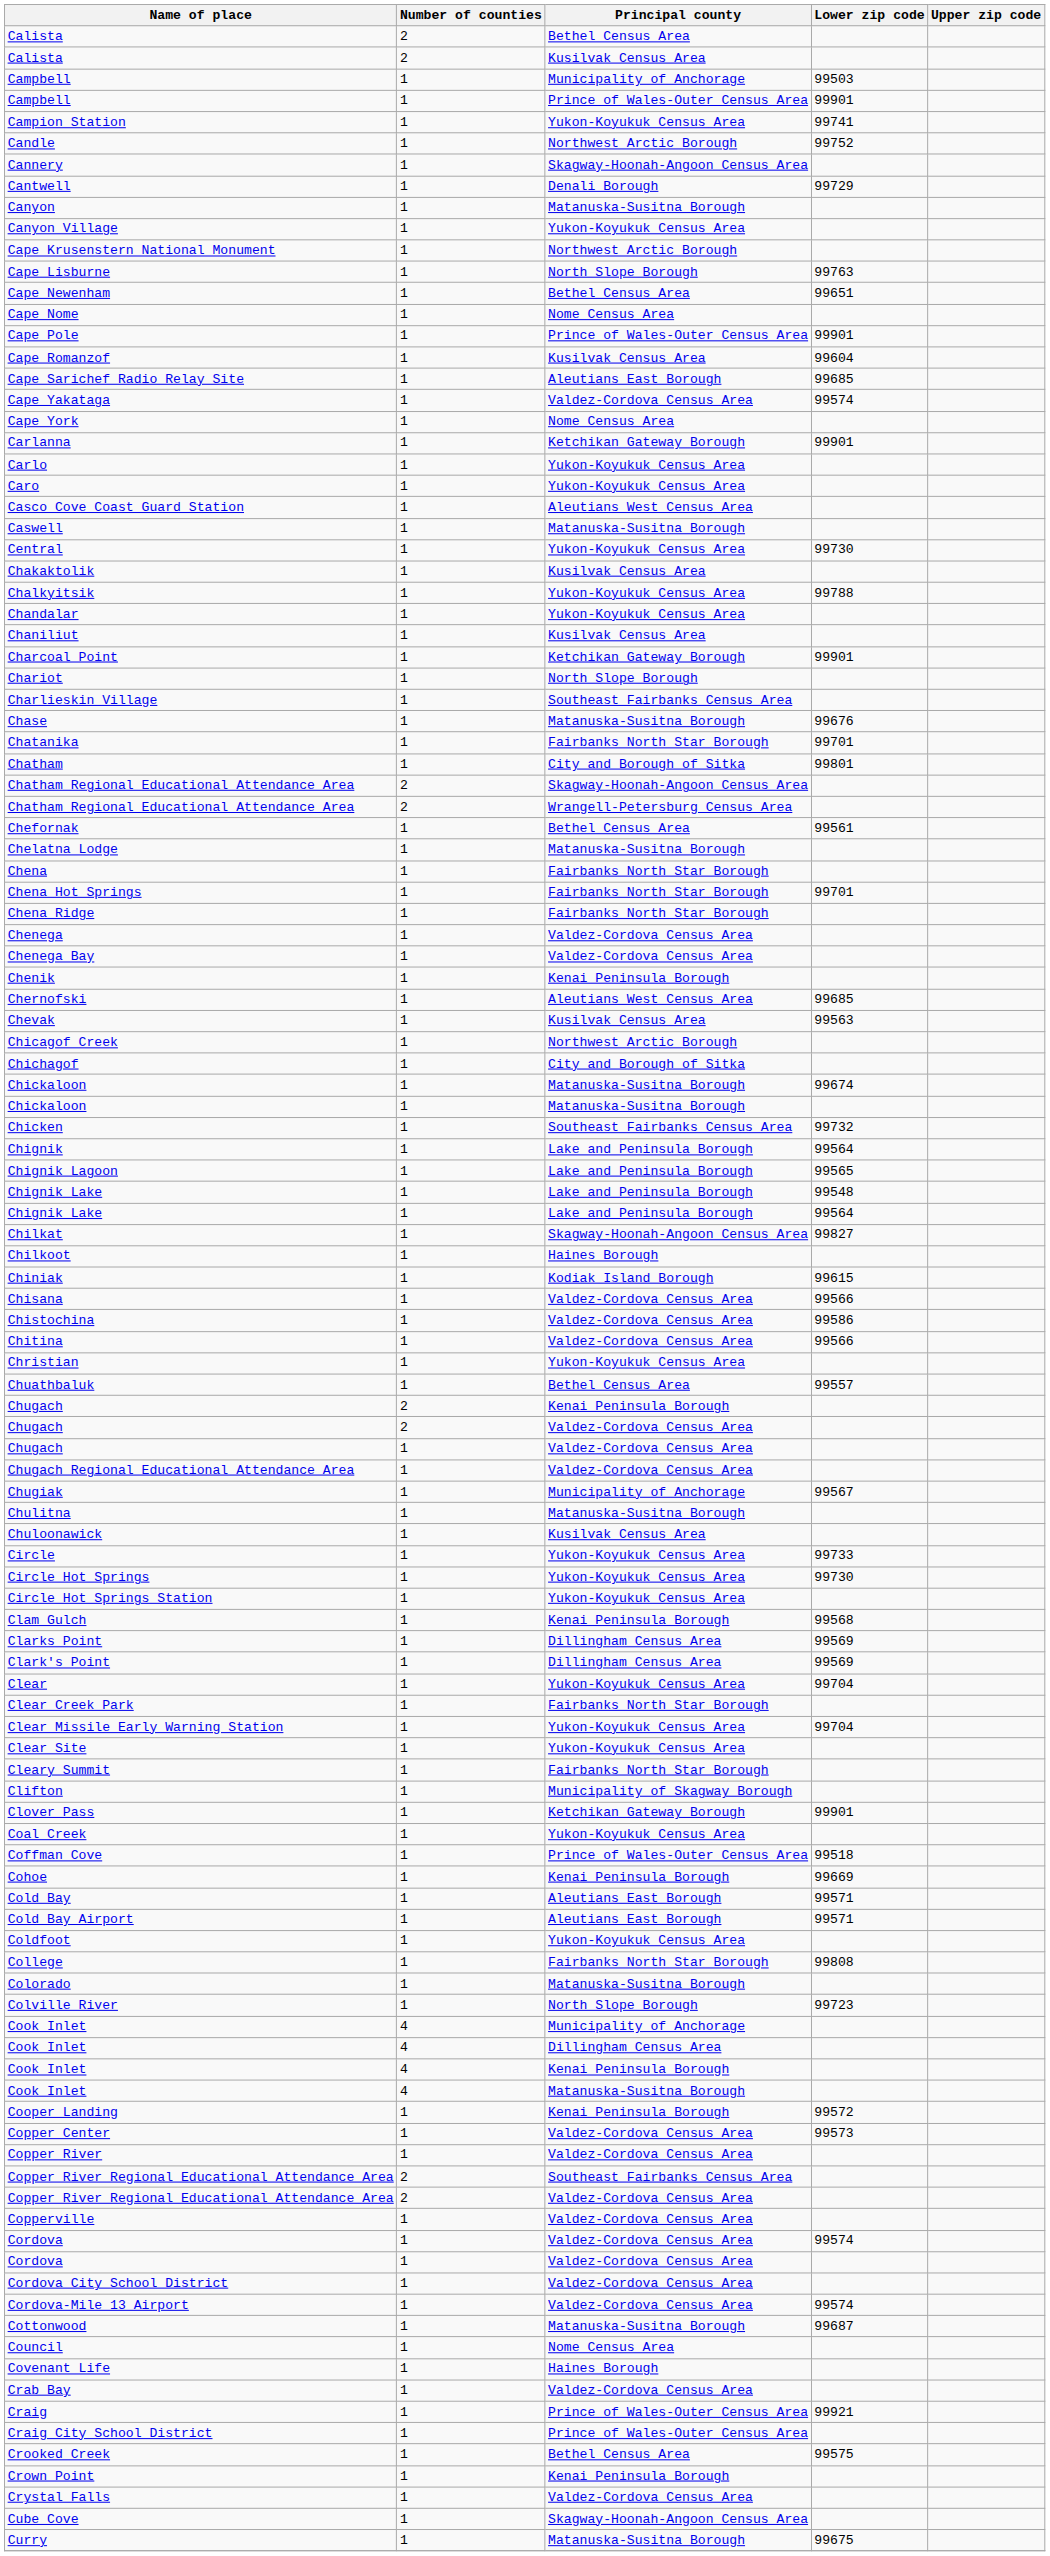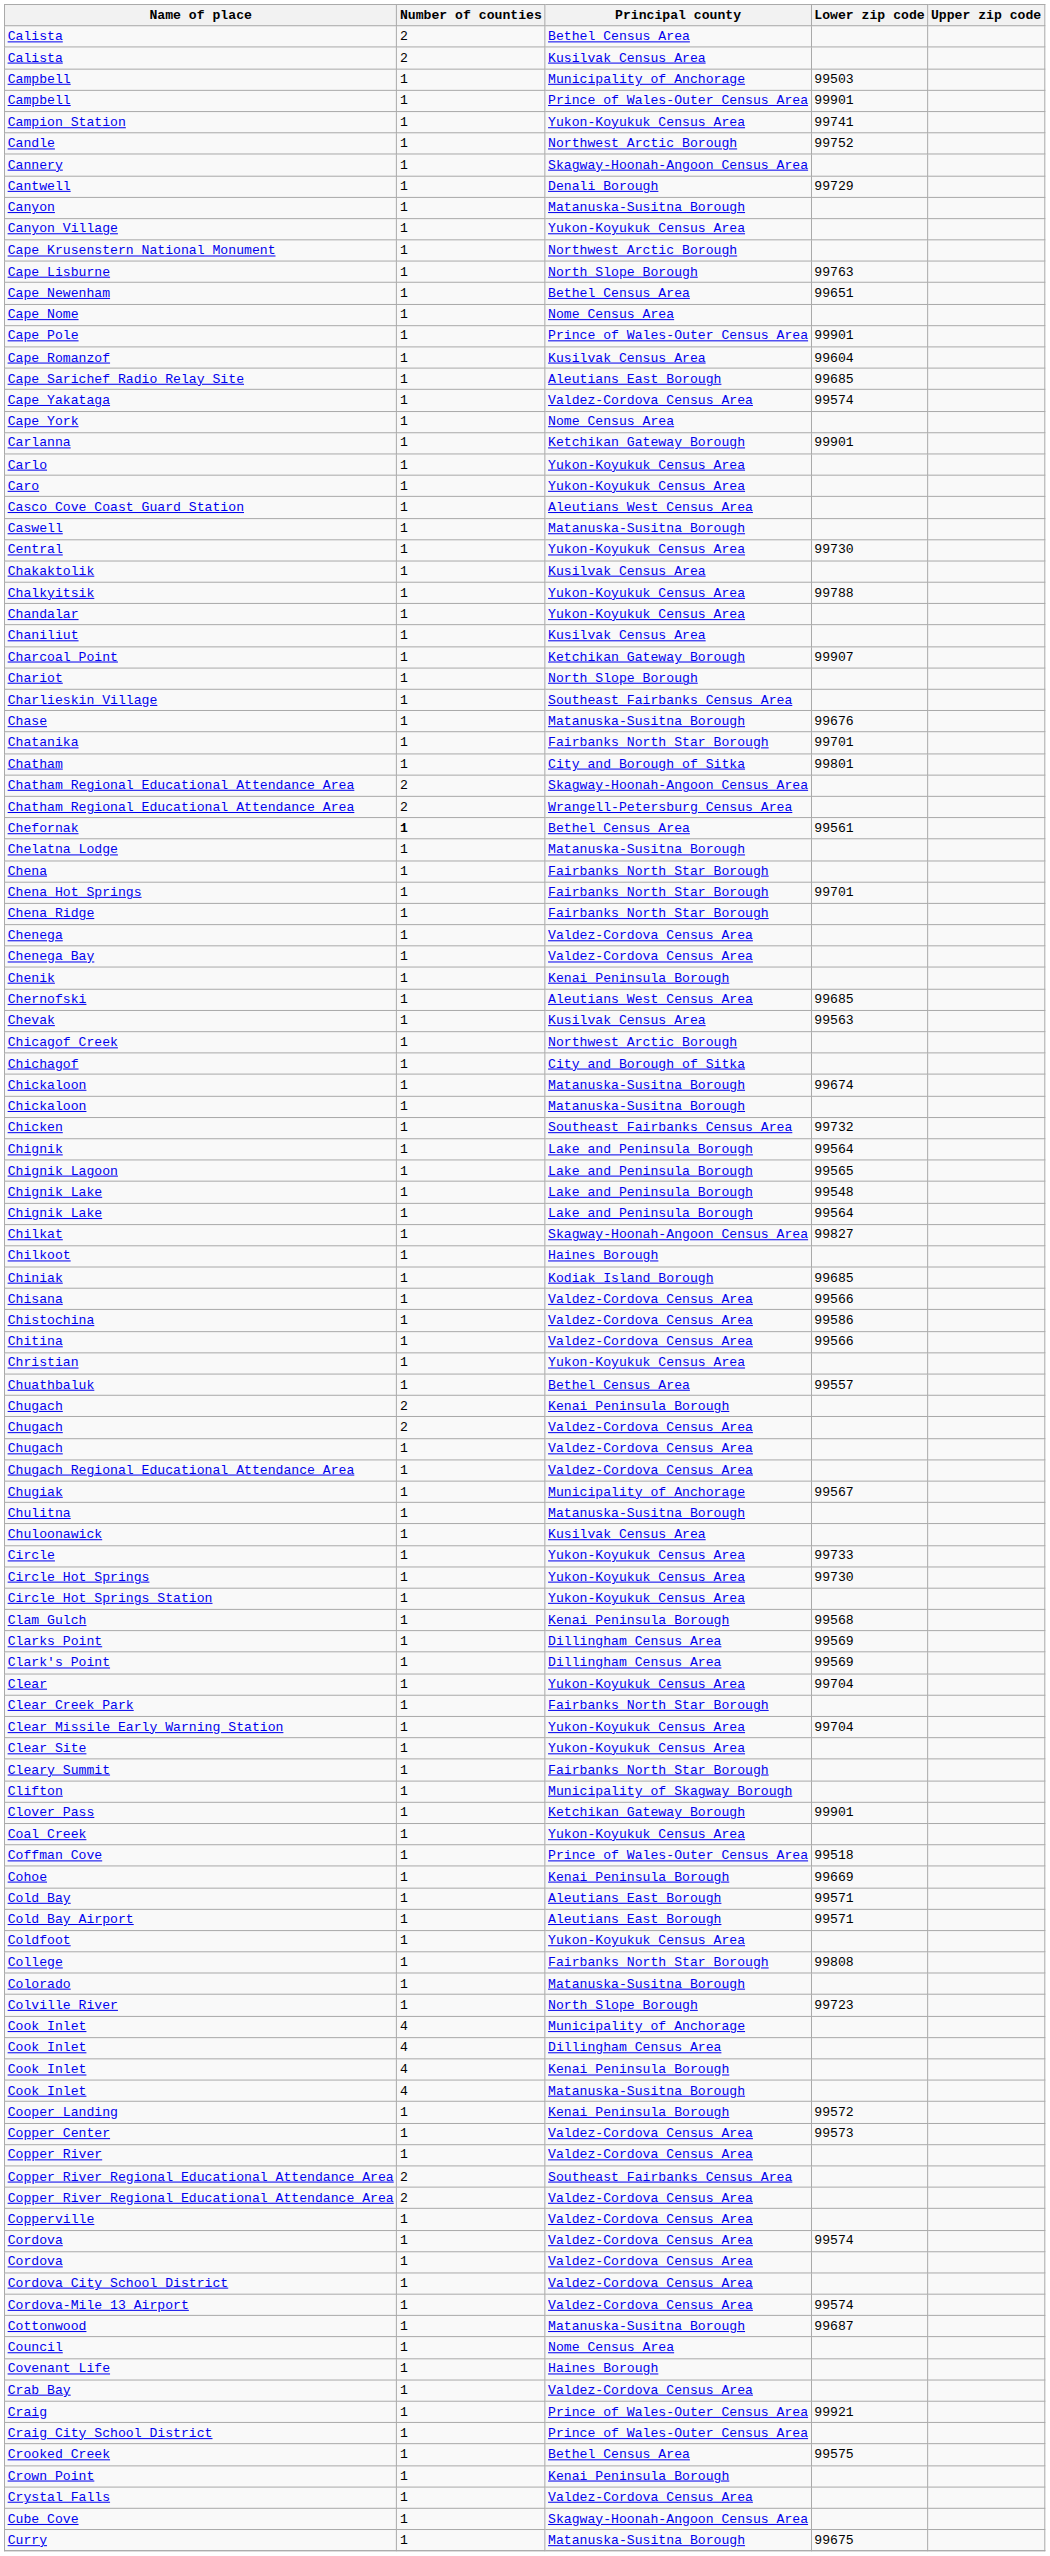(834, 657) 99901 -> (834, 657) 99907
(404, 828) normal -> (404, 828) bold
(834, 1278) 99615 -> (834, 1278) 99685
